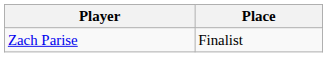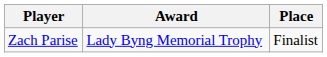+ column: (176, 16)
